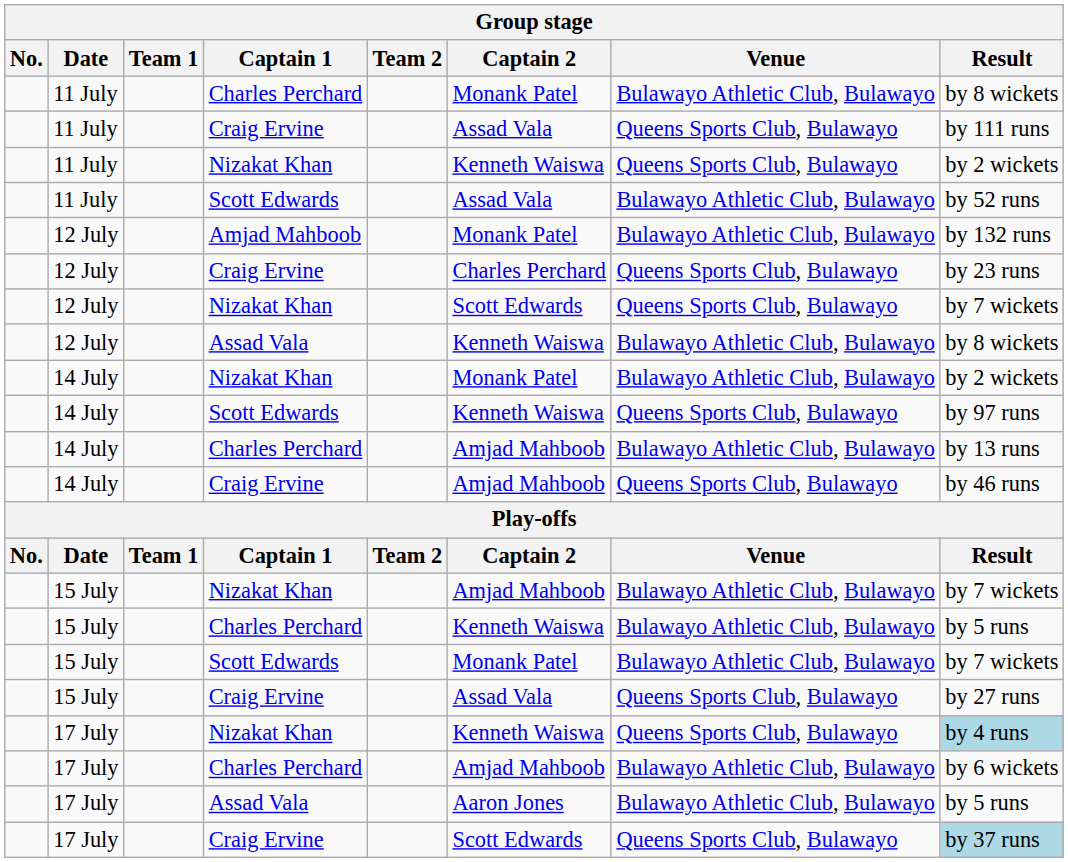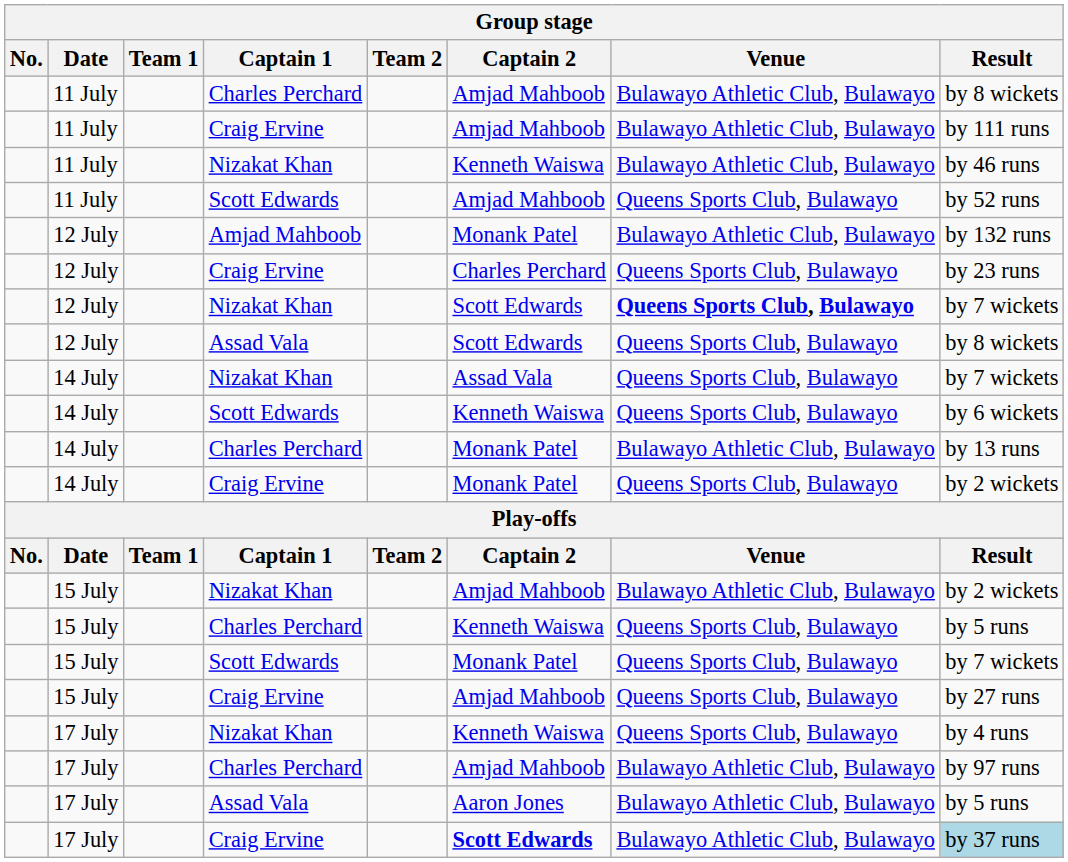(515, 93) Monank Patel -> (529, 93) Amjad Mahboob
(502, 128) Assad Vala -> (529, 128) Amjad Mahboob
(757, 128) Queens Sports Club, Bulawayo -> (776, 128) Bulawayo Athletic Club, Bulawayo
(757, 164) Queens Sports Club, Bulawayo -> (776, 164) Bulawayo Athletic Club, Bulawayo
(1002, 164) by 2 wickets -> (993, 164) by 46 runs
(502, 199) Assad Vala -> (529, 199) Amjad Mahboob
(776, 199) Bulawayo Athletic Club, Bulawayo -> (757, 199) Queens Sports Club, Bulawayo
(757, 306) normal -> (765, 306) bold
(528, 341) Kenneth Waiswa -> (517, 341) Scott Edwards
(776, 341) Bulawayo Athletic Club, Bulawayo -> (757, 341) Queens Sports Club, Bulawayo
(515, 377) Monank Patel -> (502, 377) Assad Vala
(776, 377) Bulawayo Athletic Club, Bulawayo -> (757, 377) Queens Sports Club, Bulawayo
(1002, 377) by 2 wickets -> (1002, 377) by 7 wickets
(993, 413) by 97 runs -> (1002, 413) by 6 wickets
(529, 448) Amjad Mahboob -> (515, 448) Monank Patel
(529, 484) Amjad Mahboob -> (515, 484) Monank Patel
(993, 484) by 46 runs -> (1002, 484) by 2 wickets
(1002, 590) by 7 wickets -> (1002, 590) by 2 wickets
(776, 626) Bulawayo Athletic Club, Bulawayo -> (757, 626) Queens Sports Club, Bulawayo
(776, 661) Bulawayo Athletic Club, Bulawayo -> (757, 661) Queens Sports Club, Bulawayo
(502, 697) Assad Vala -> (529, 697) Amjad Mahboob
(987, 732) lightblue background -> (987, 732) no background
(1002, 768) by 6 wickets -> (993, 768) by 97 runs
(517, 839) normal -> (522, 839) bold
(757, 839) Queens Sports Club, Bulawayo -> (776, 839) Bulawayo Athletic Club, Bulawayo
